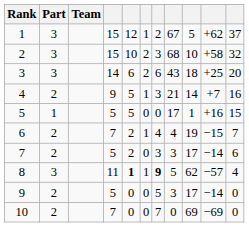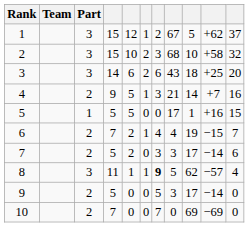columns swapped: (86, 14) <-> (54, 14)
(131, 172) bold -> (131, 172) normal
